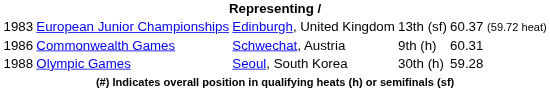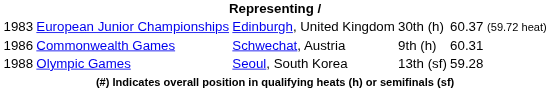(422, 27) 13th (sf) -> (421, 27) 30th (h)
(421, 63) 30th (h) -> (422, 63) 13th (sf)
